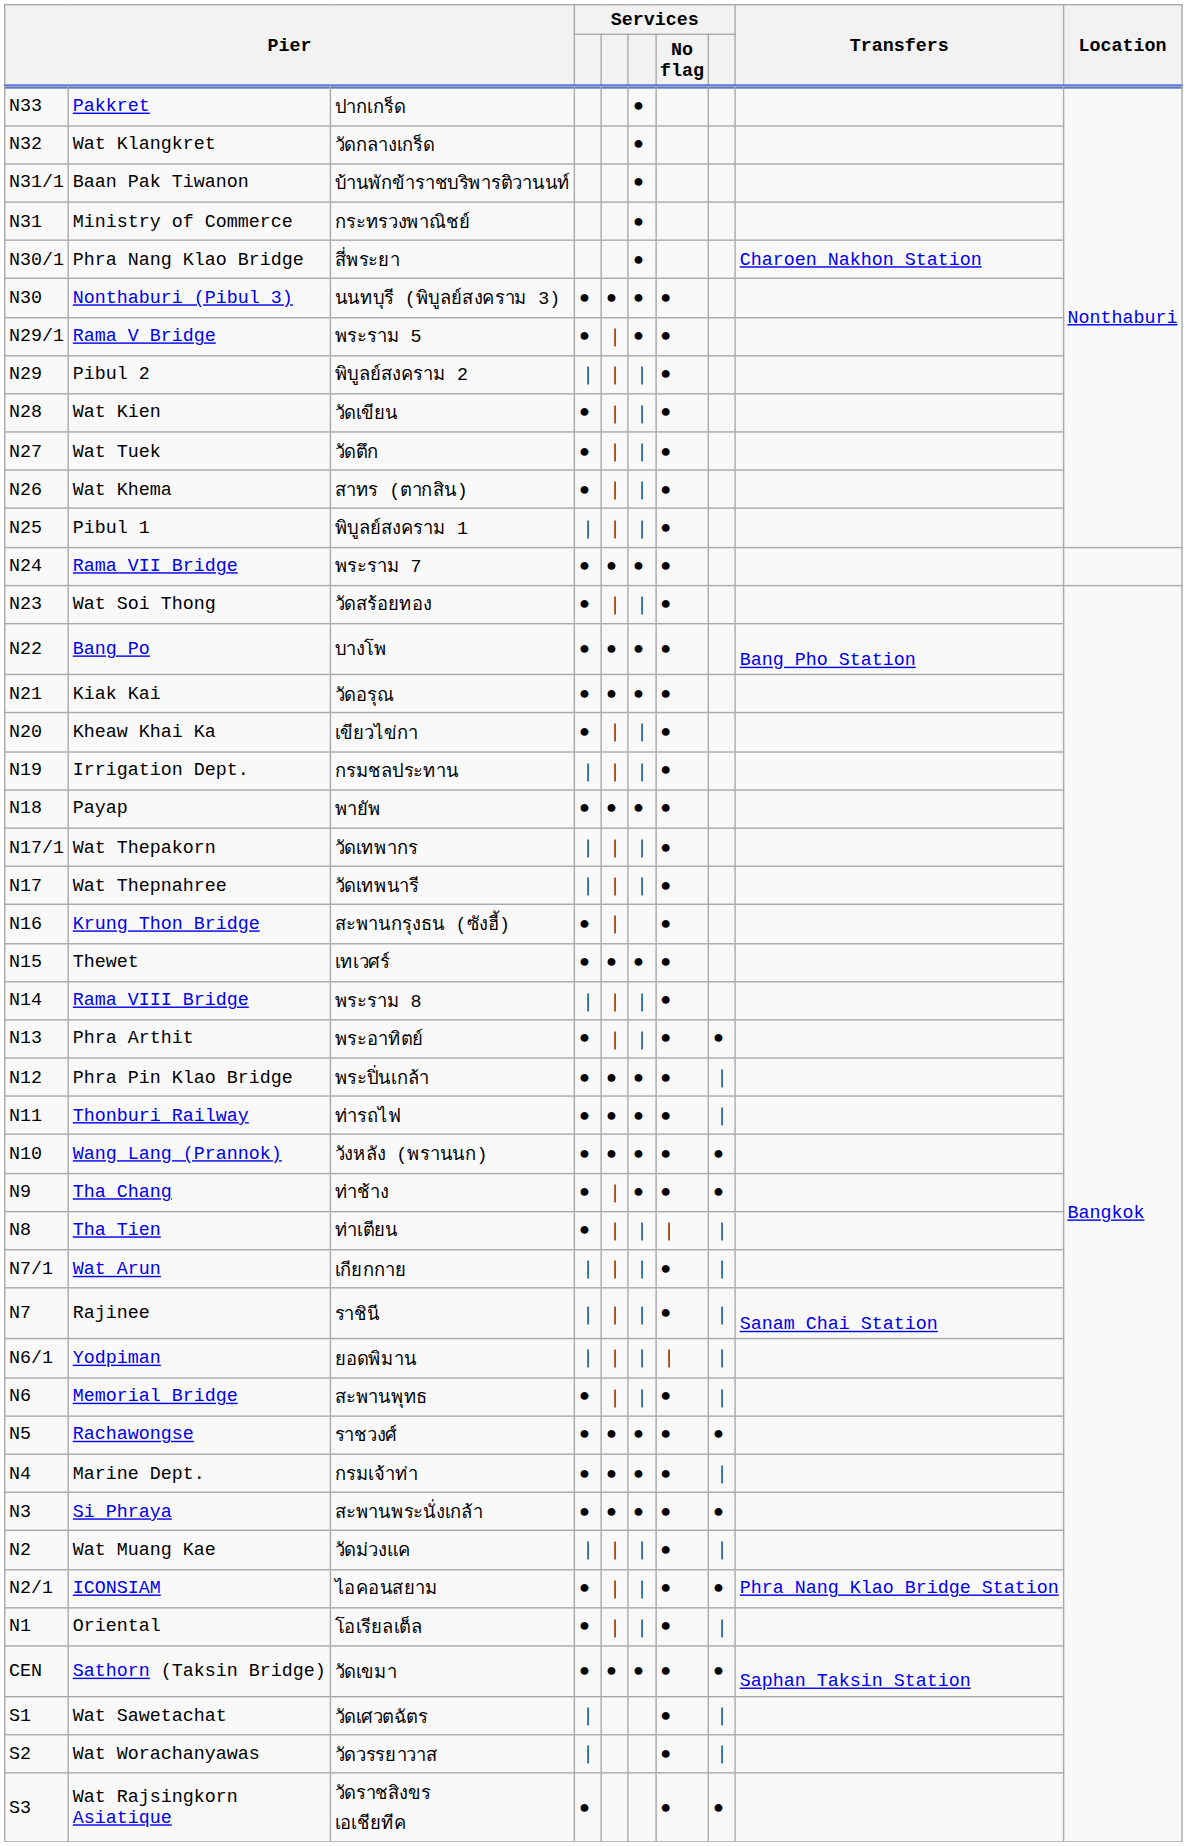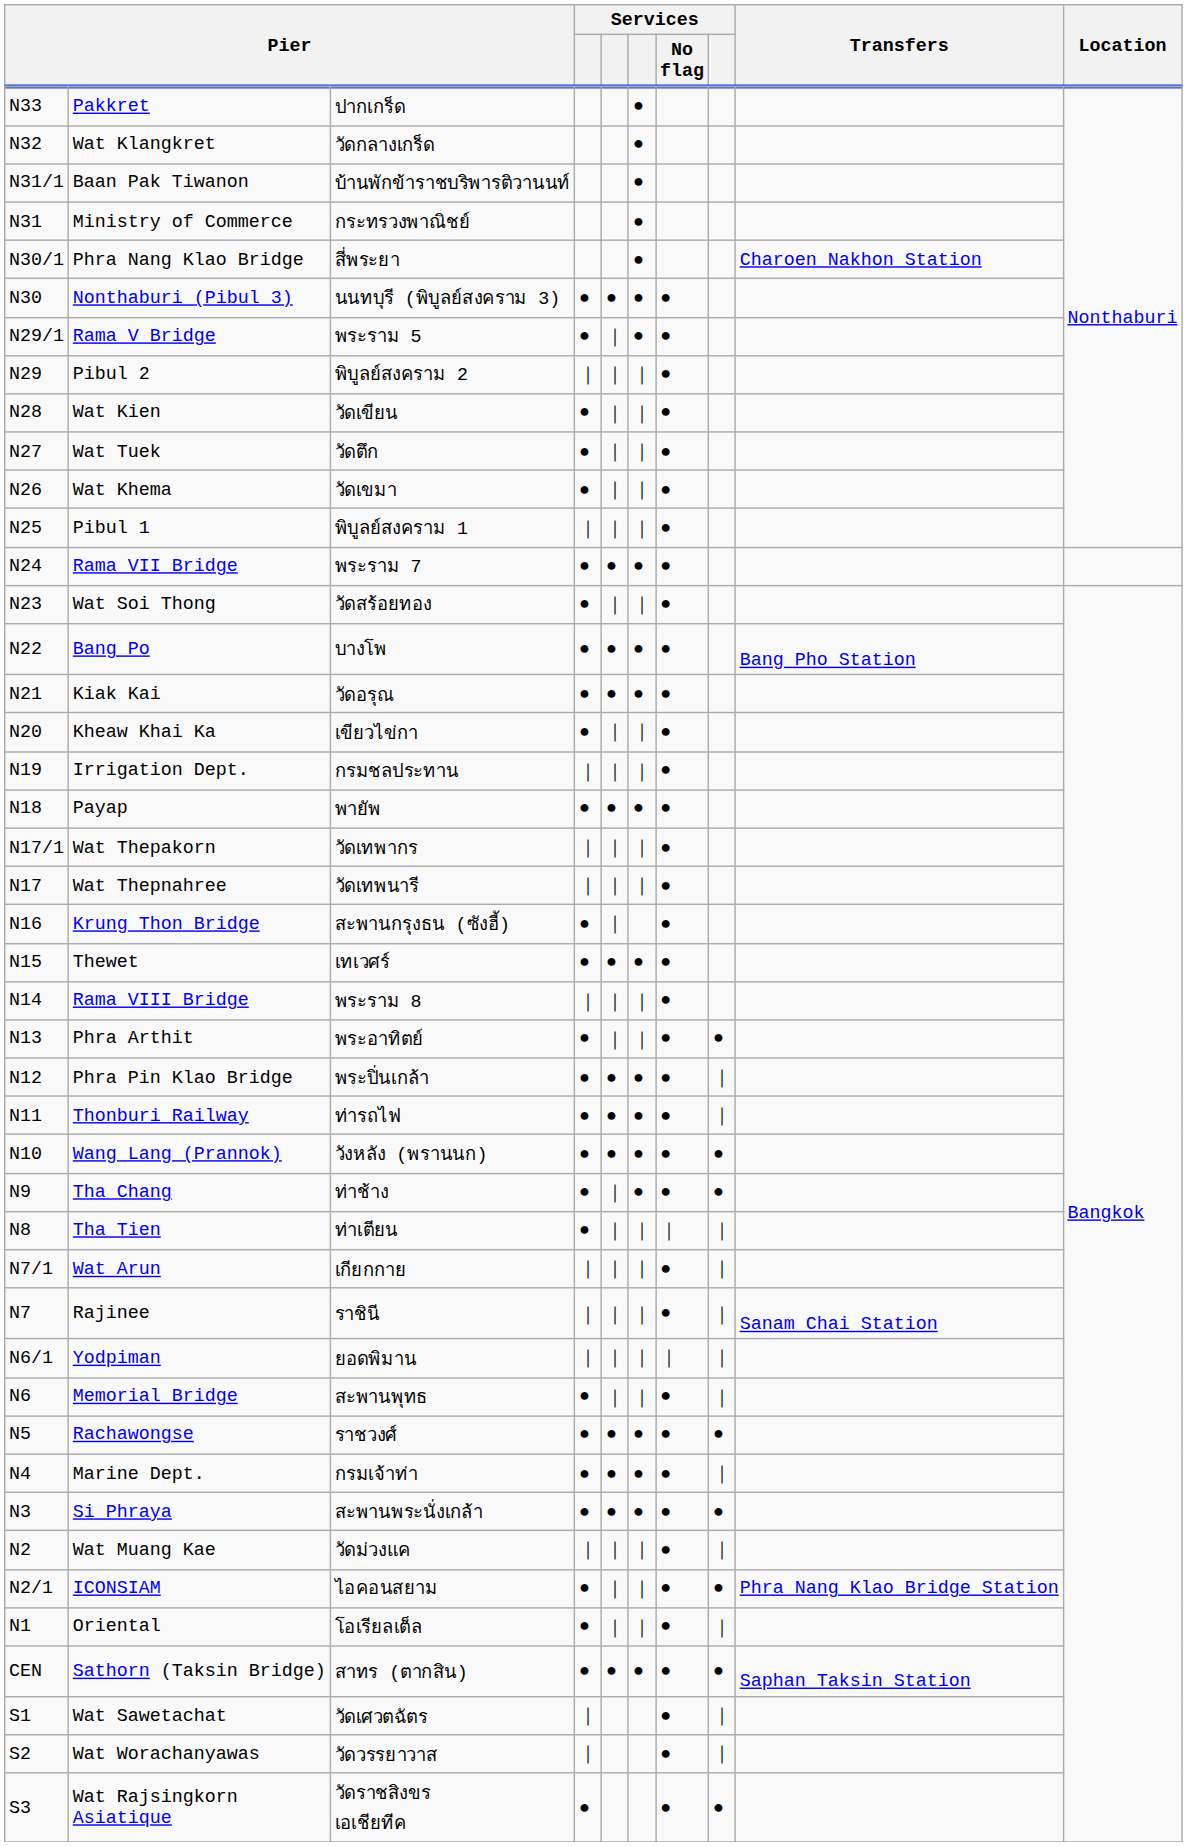(401, 491) สาทร (ตากสิน) -> (366, 491) วัดเขมา
(366, 1673) วัดเขมา -> (401, 1673) สาทร (ตากสิน)
